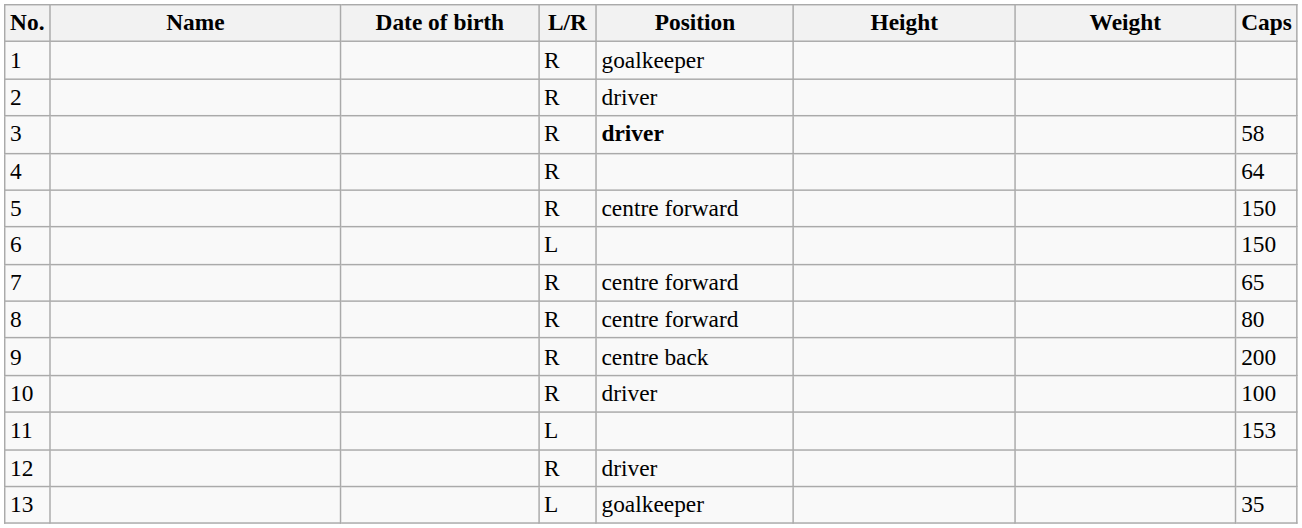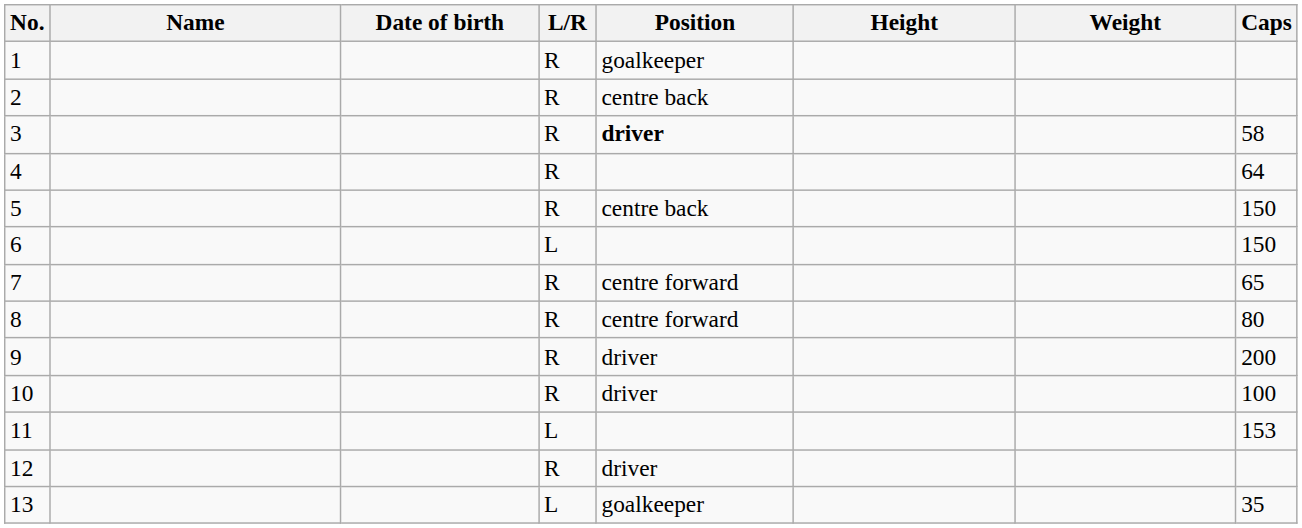(629, 97) driver -> (655, 97) centre back
(670, 208) centre forward -> (655, 208) centre back
(655, 356) centre back -> (629, 356) driver
